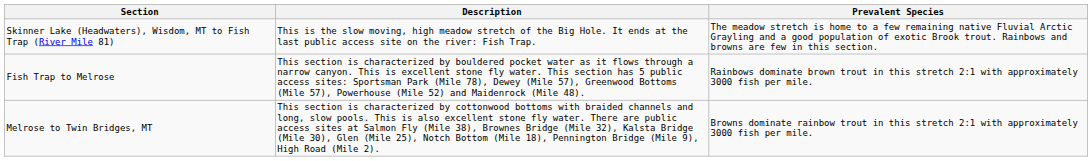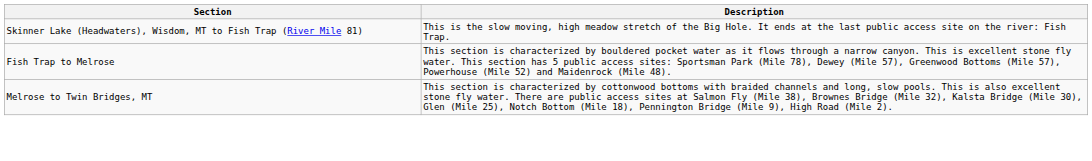- column: (898, 12)
